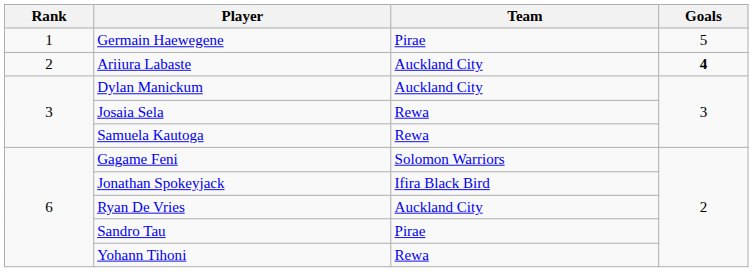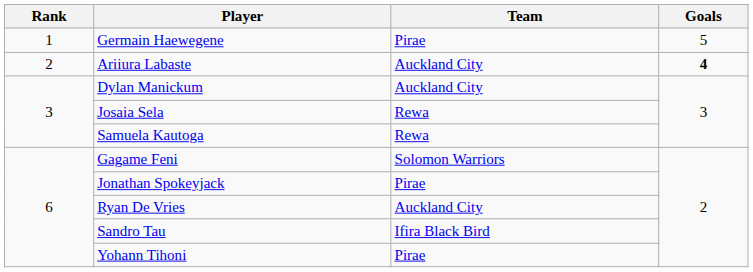(442, 183) Ifira Black Bird -> (410, 183) Pirae
(410, 231) Pirae -> (442, 231) Ifira Black Bird
(412, 254) Rewa -> (410, 254) Pirae
